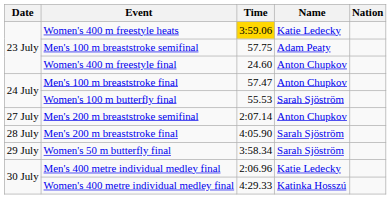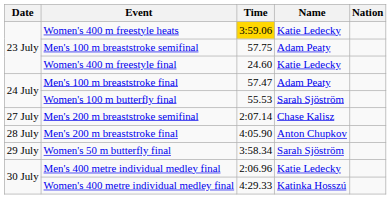(312, 64) Anton Chupkov -> (309, 64) Katie Ledecky
(312, 82) Anton Chupkov -> (304, 82) Adam Peaty
(312, 116) Anton Chupkov -> (306, 116) Chase Kalisz
(311, 133) Sarah Sjöström -> (312, 133) Anton Chupkov
